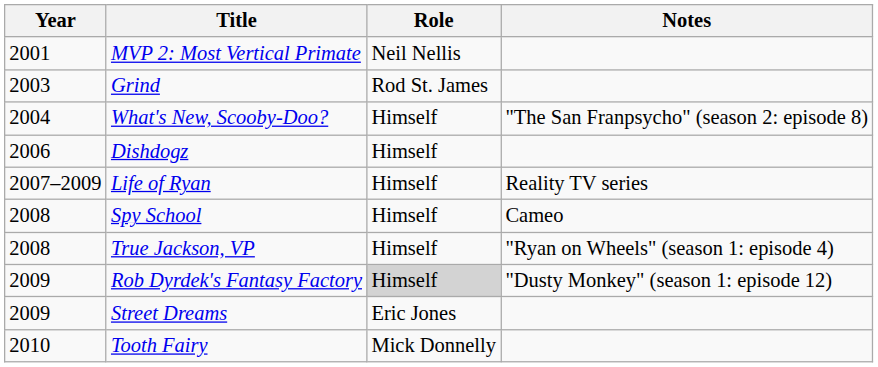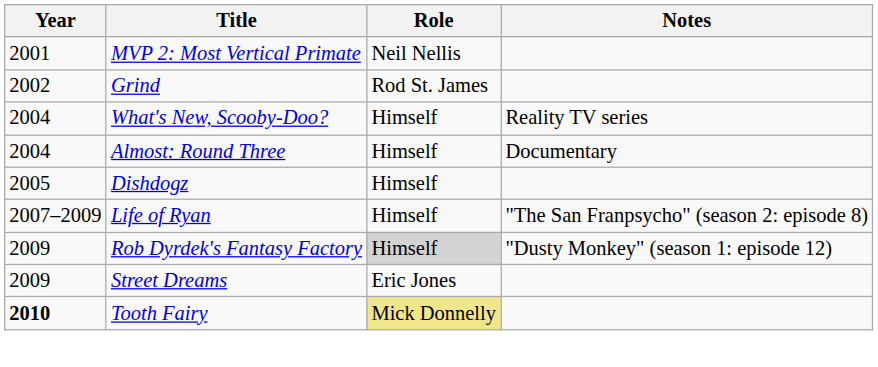(30, 85) 2003 -> (30, 85) 2002
(687, 118) "The San Franpsycho" (season 2: episode 8) -> (577, 118) Reality TV series
+ row: (198, 150)
(30, 150) 2006 -> (30, 183) 2005
(577, 183) Reality TV series -> (687, 215) "The San Franpsycho" (season 2: episode 8)
- row: (156, 215)
- row: (183, 248)
(30, 345) normal -> (30, 313) bold
(434, 345) no background -> (434, 313) khaki background
